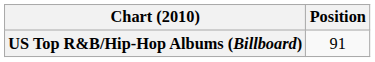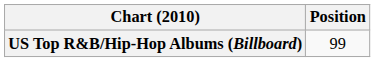(338, 43) 91 -> (338, 43) 99
